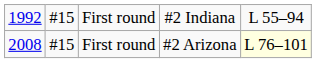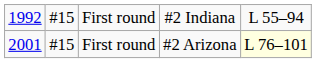(25, 44) 2008 -> (25, 44) 2001
